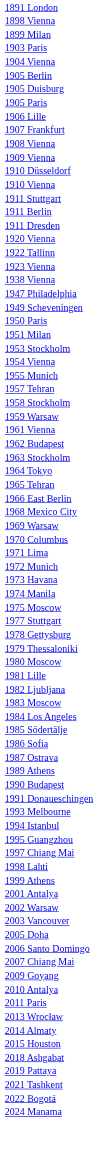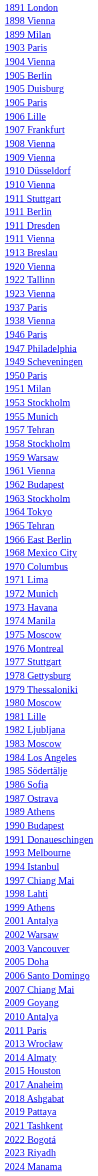+ row: (30, 239)
+ row: (31, 253)
+ row: (26, 307)
+ row: (26, 334)
- row: (30, 362)
- row: (32, 525)
+ row: (34, 648)
- row: (39, 839)
+ row: (34, 1085)
+ row: (30, 1153)
